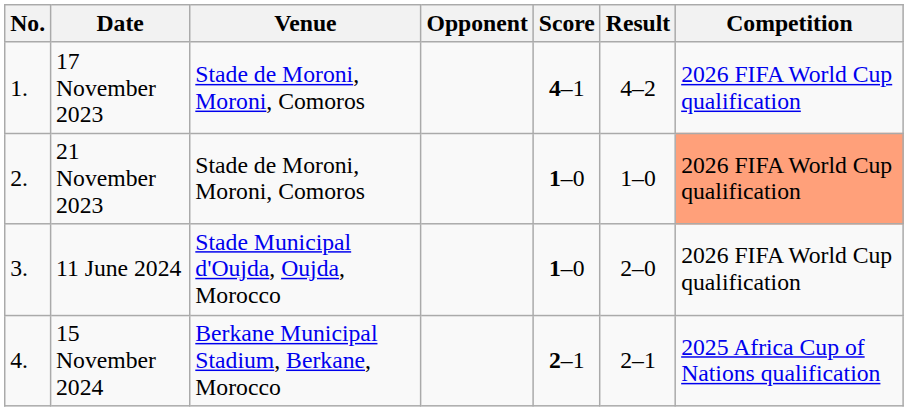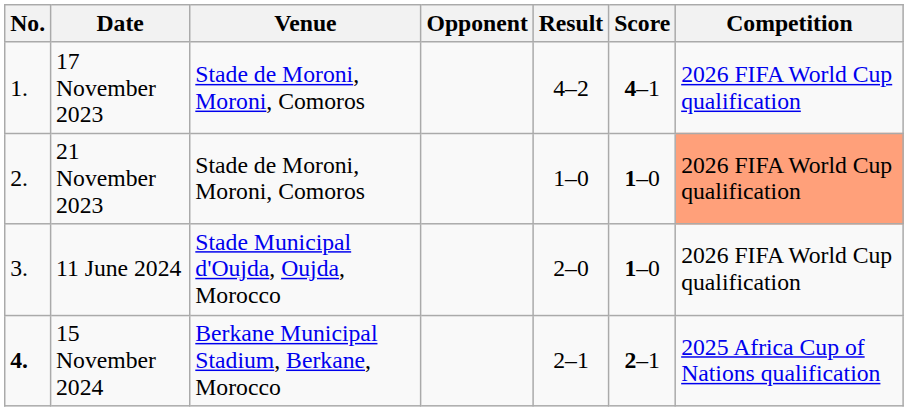columns swapped: (567, 23) <-> (638, 23)
(19, 359) normal -> (19, 359) bold
